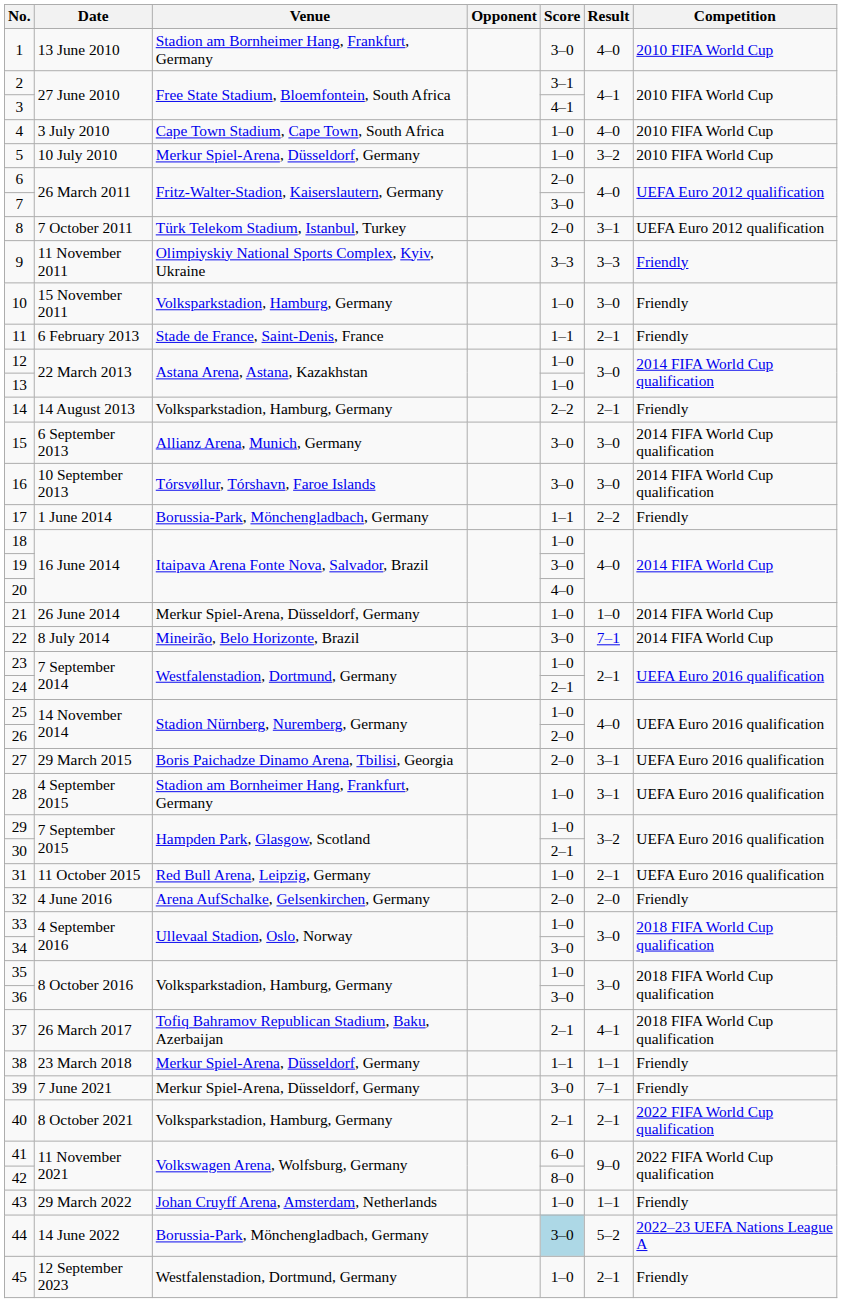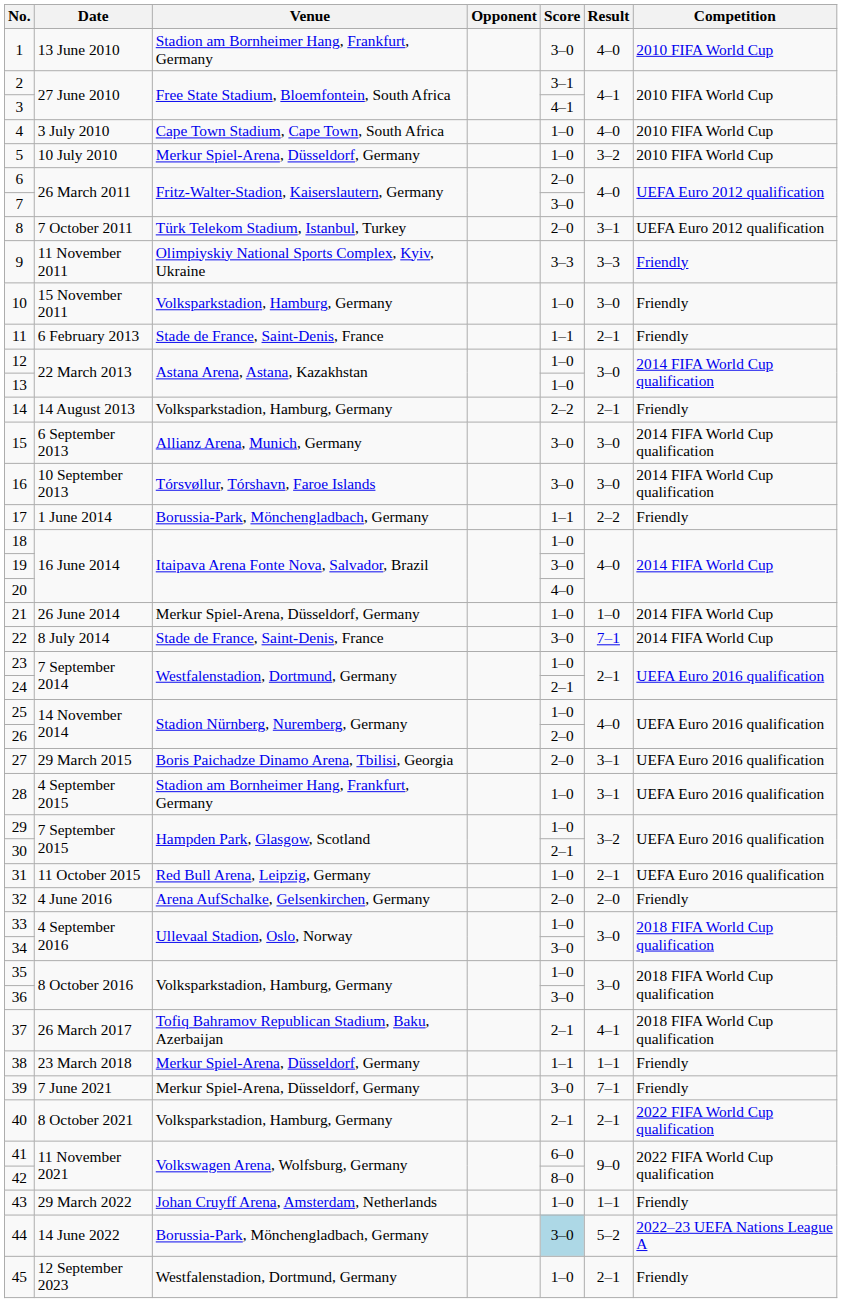(258, 638) Mineirão, Belo Horizonte, Brazil -> (270, 638) Stade de France, Saint-Denis, France
